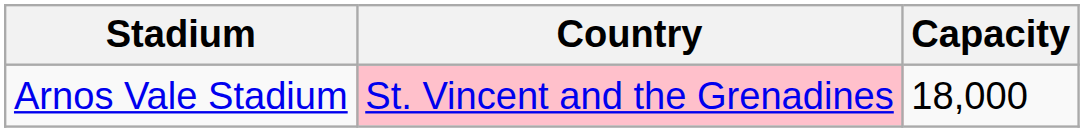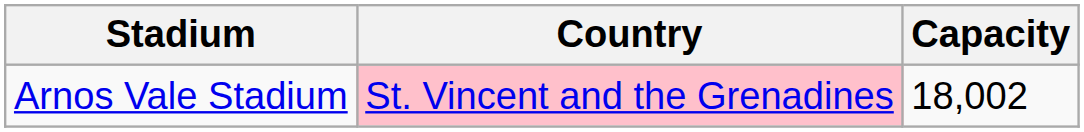(970, 95) 18,000 -> (970, 95) 18,002
